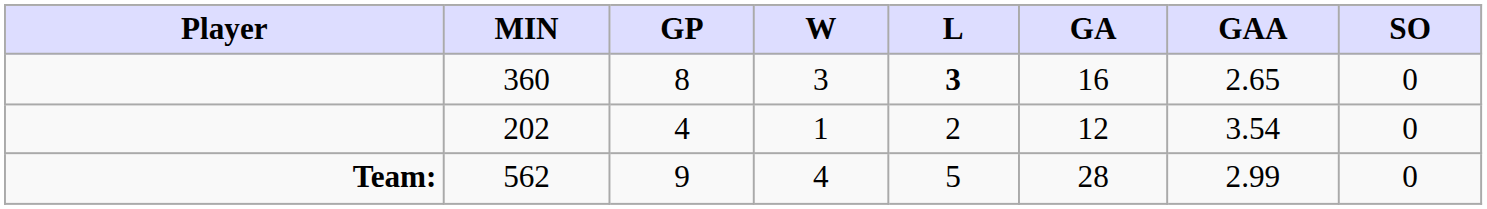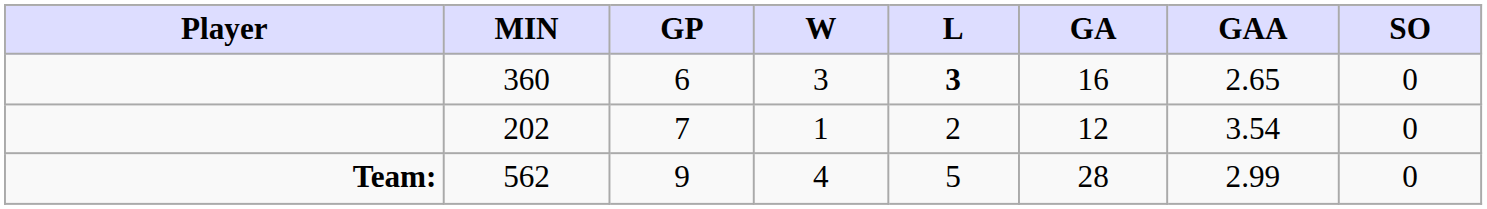(682, 78) 8 -> (682, 78) 6
(682, 128) 4 -> (682, 128) 7
